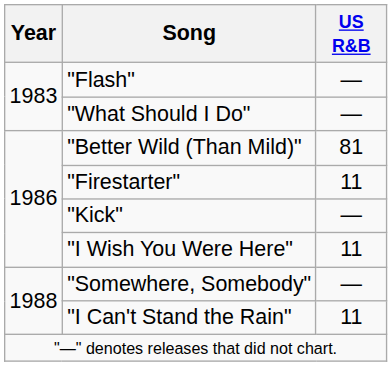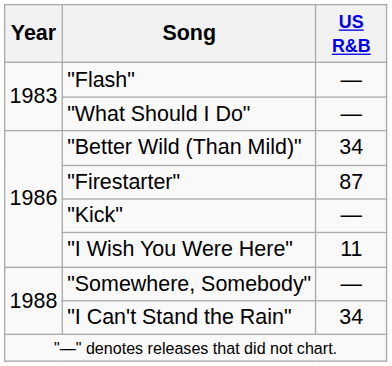(351, 147) 81 -> (351, 147) 34
(351, 181) 11 -> (351, 181) 87
(351, 317) 11 -> (351, 317) 34
